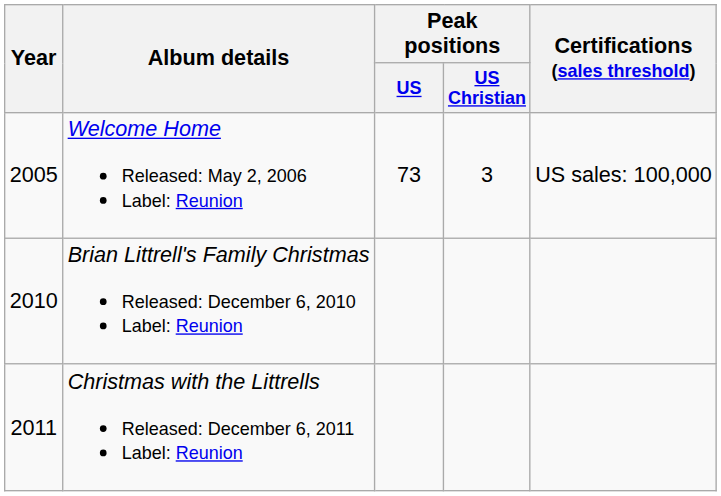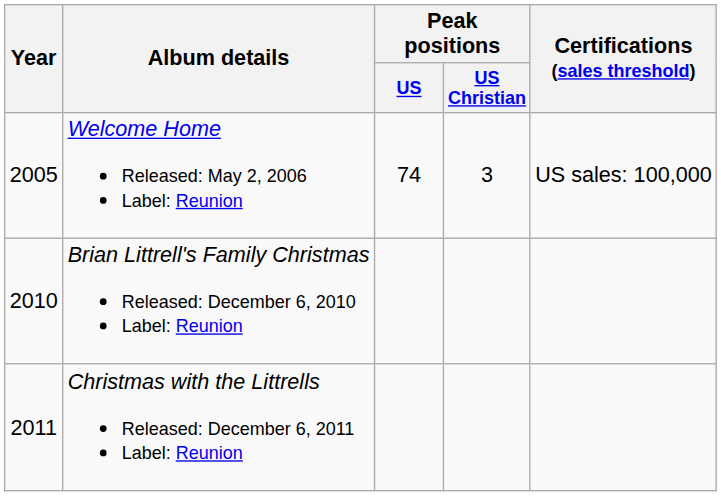(409, 175) 73 -> (409, 175) 74
